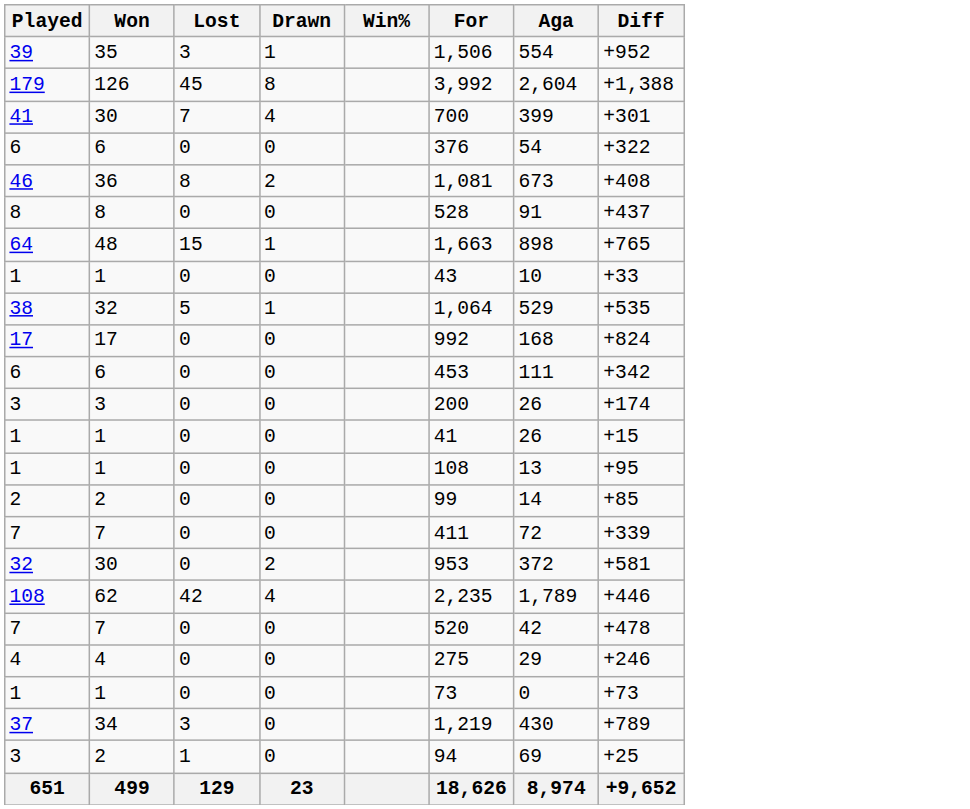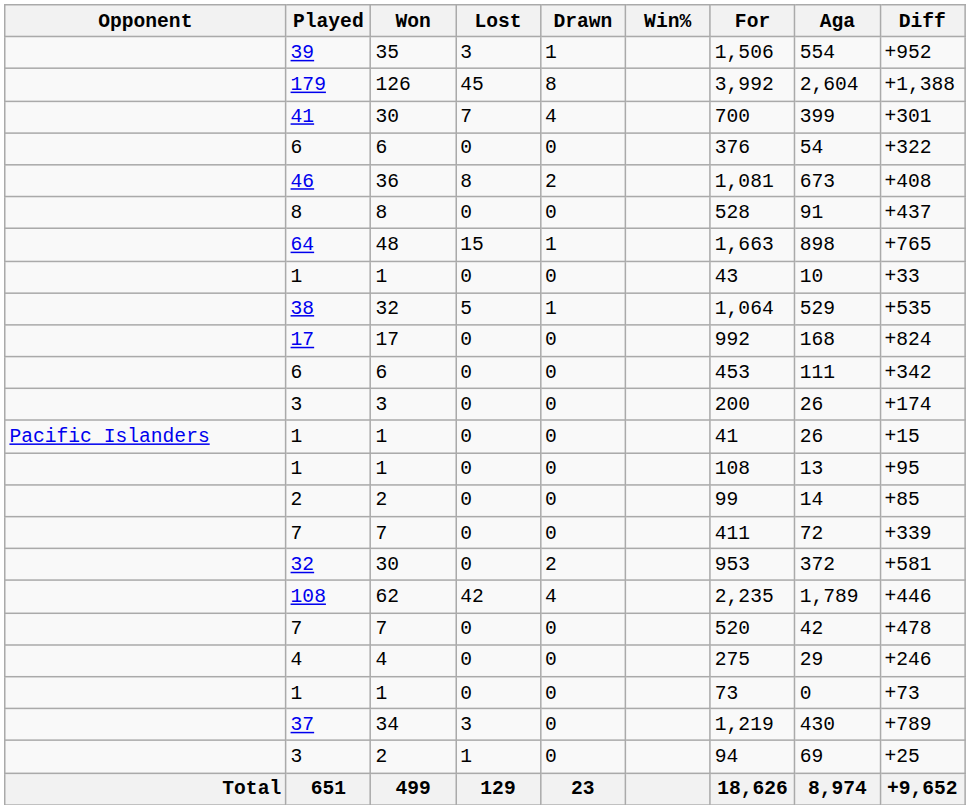+ column: (145, 21)
